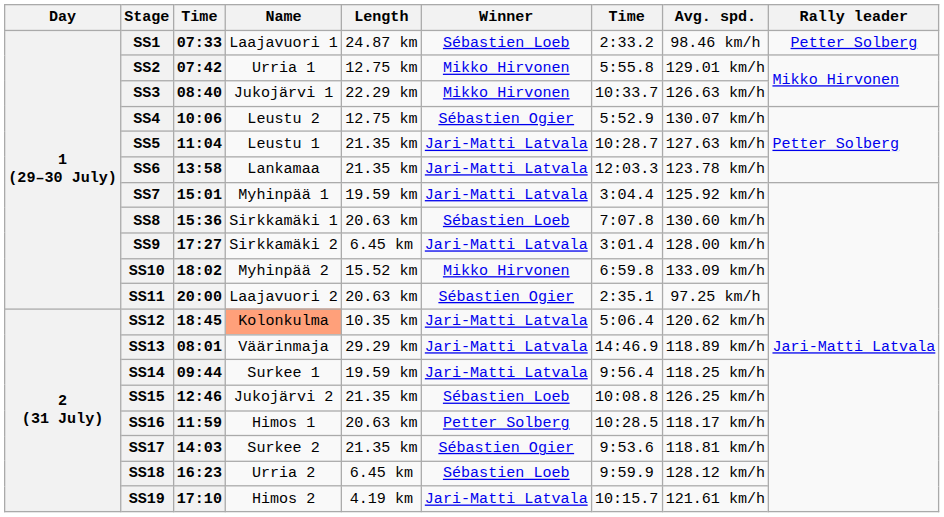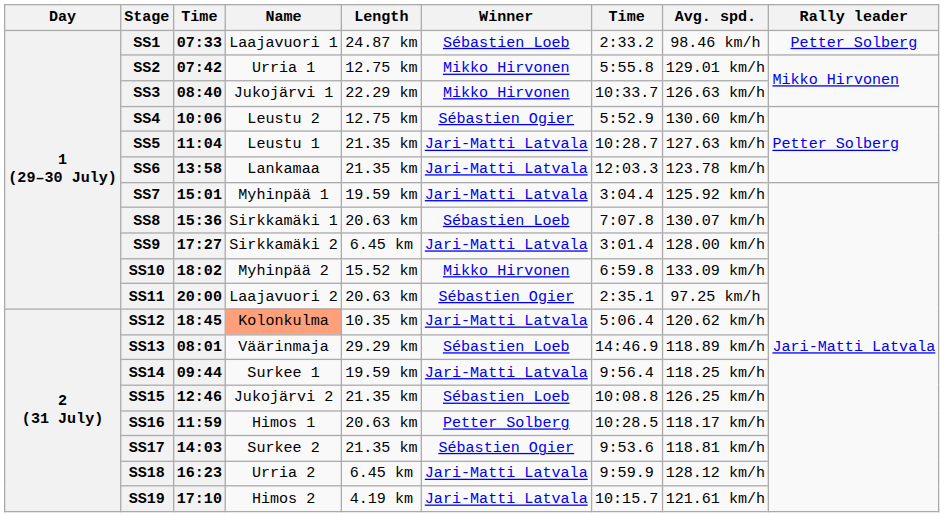(715, 118) 130.07 km/h -> (715, 118) 130.60 km/h
(715, 220) 130.60 km/h -> (715, 220) 130.07 km/h
(506, 347) Jari-Matti Latvala -> (506, 347) Sébastien Loeb
(506, 473) Sébastien Loeb -> (506, 473) Jari-Matti Latvala
